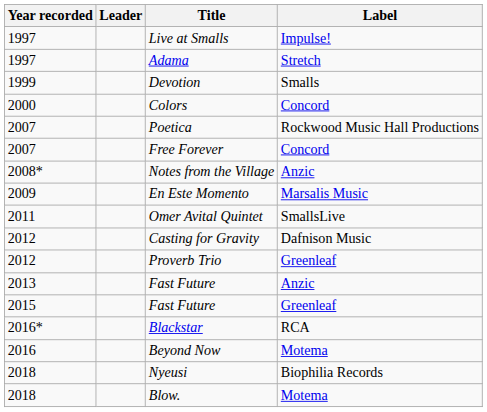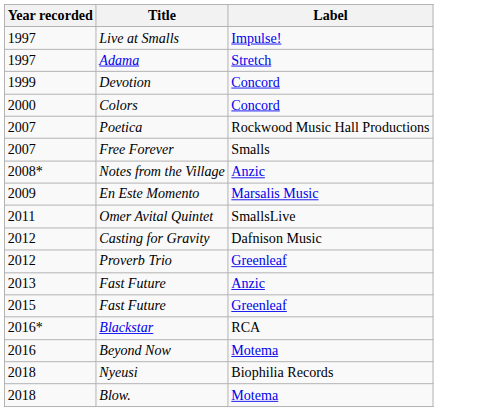- column: (121, 15)
(300, 82) Smalls -> (256, 82) Concord
(305, 149) Concord -> (250, 149) Smalls
